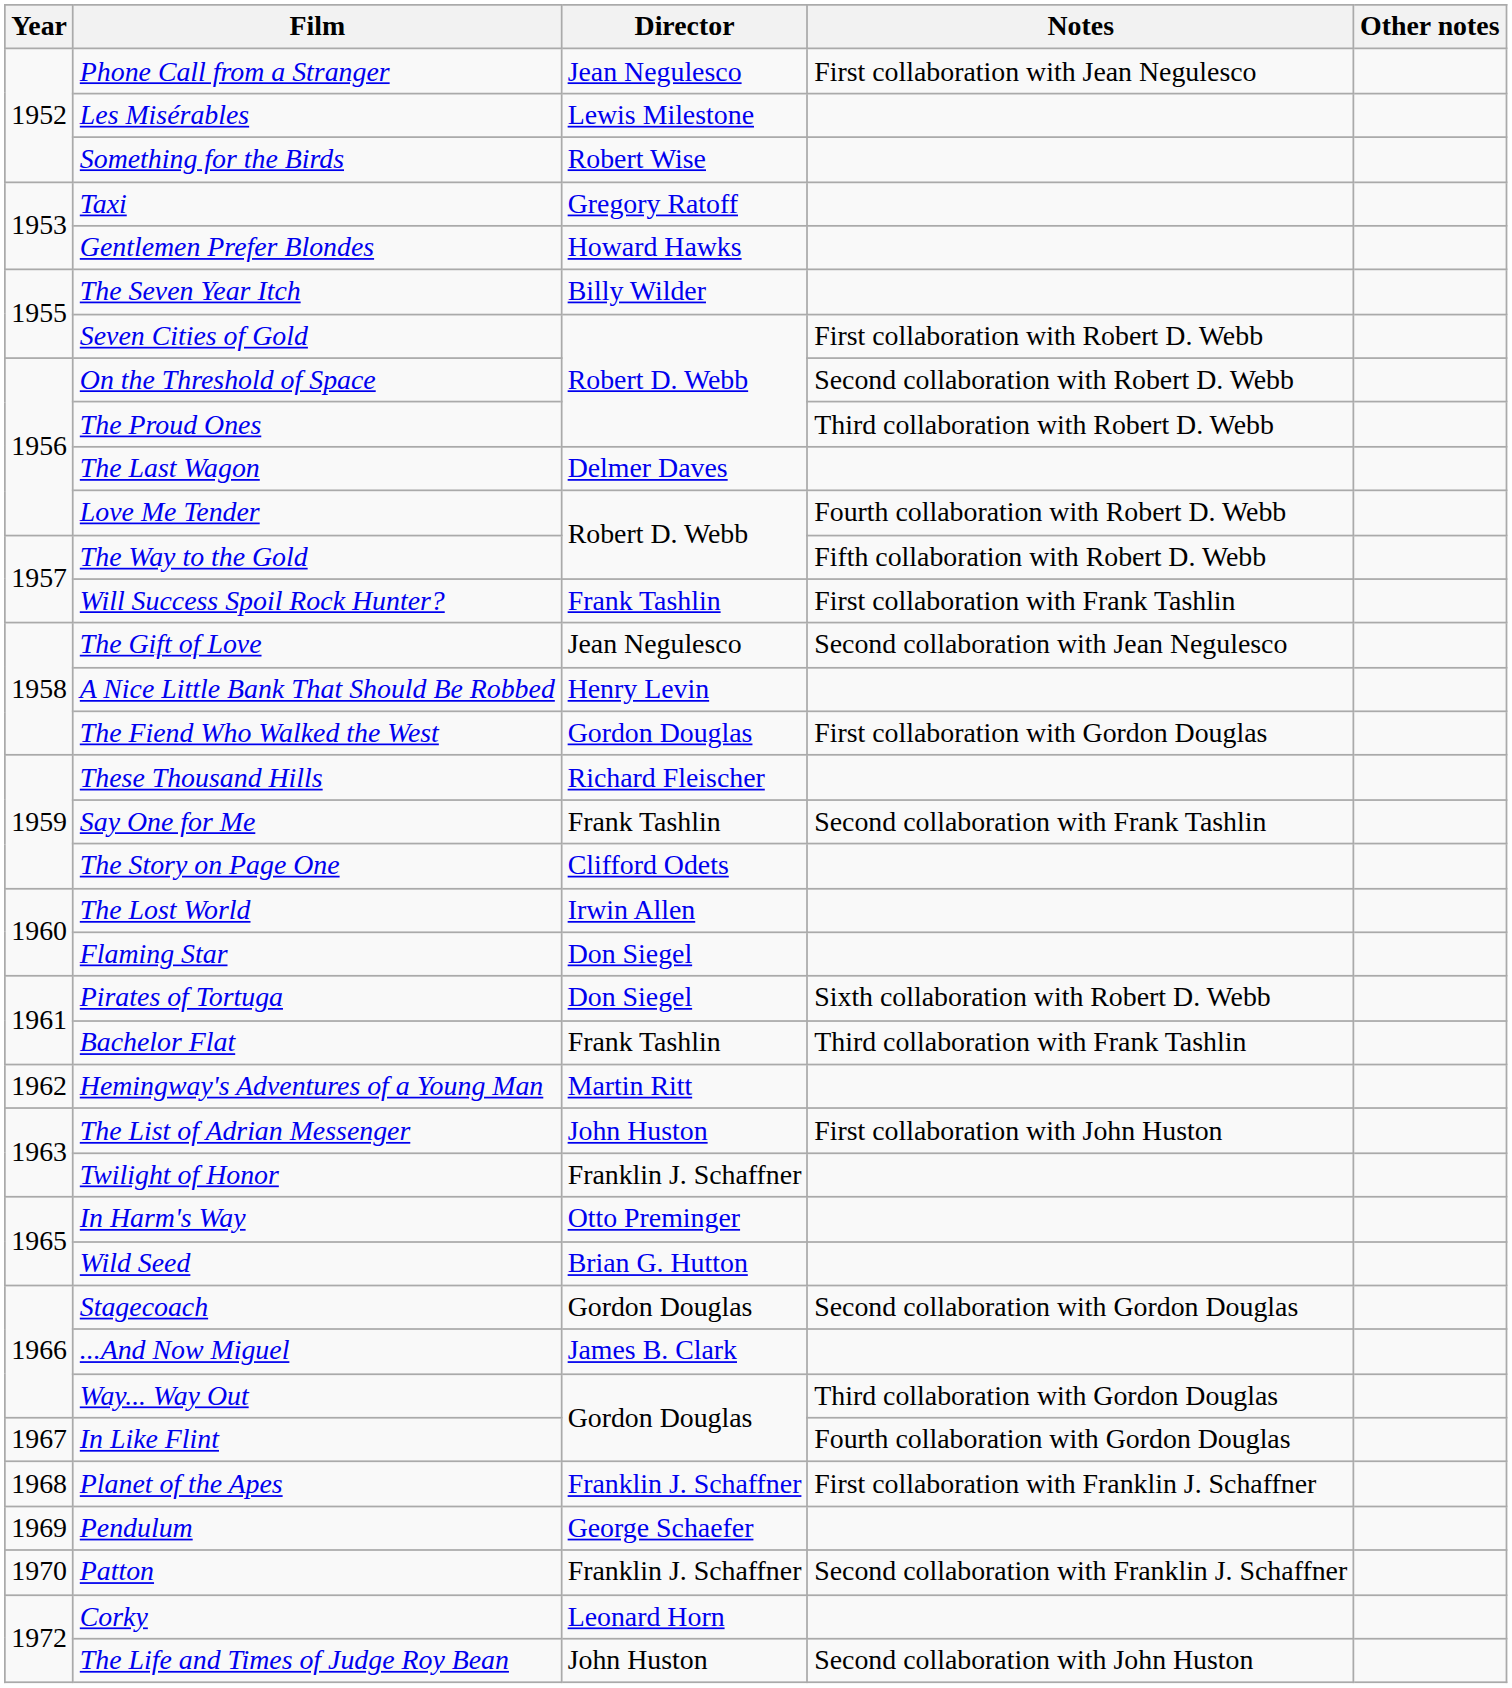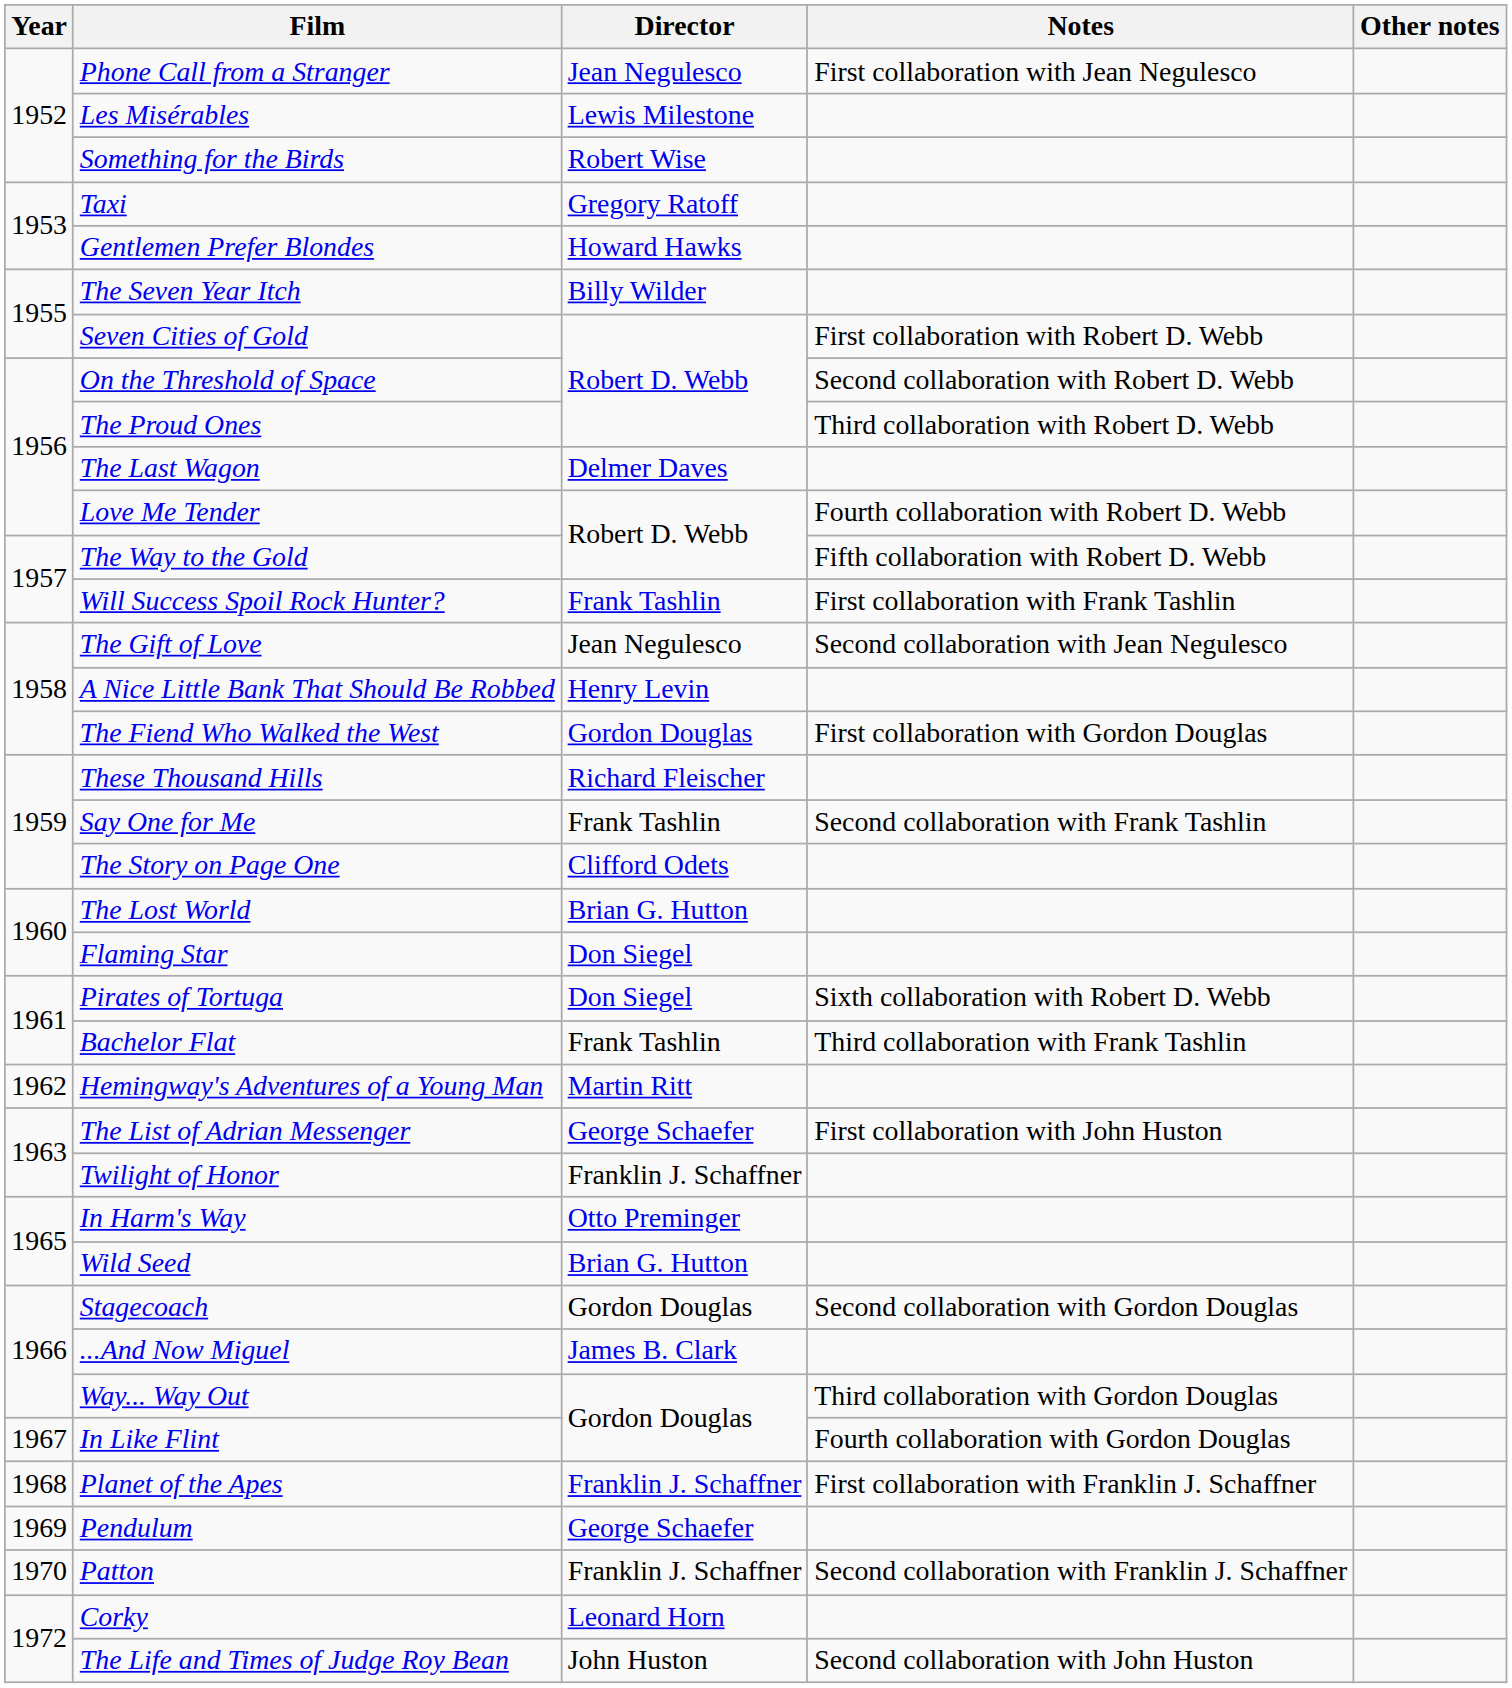(631, 909) Irwin Allen -> (658, 909) Brian G. Hutton
(638, 1130) John Huston -> (661, 1130) George Schaefer
